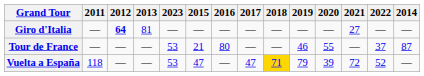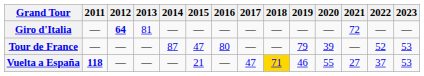columns swapped: (406, 12) <-> (173, 12)
(354, 29) 27 -> (354, 29) 72
(199, 46) 21 -> (199, 46) 47
(302, 46) 46 -> (302, 46) 79
(328, 46) 55 -> (328, 46) 39
(380, 46) 37 -> (380, 46) 52
(95, 63) normal -> (95, 63) bold
(199, 63) 47 -> (199, 63) 21
(302, 63) 79 -> (302, 63) 46
(328, 63) 39 -> (328, 63) 55
(354, 63) 72 -> (354, 63) 27
(380, 63) 52 -> (380, 63) 37
